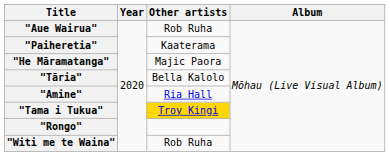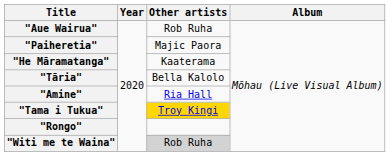(188, 45) Kaaterama -> (188, 45) Majic Paora
(188, 61) Majic Paora -> (188, 61) Kaaterama
(188, 143) no background -> (188, 143) lightgrey background
